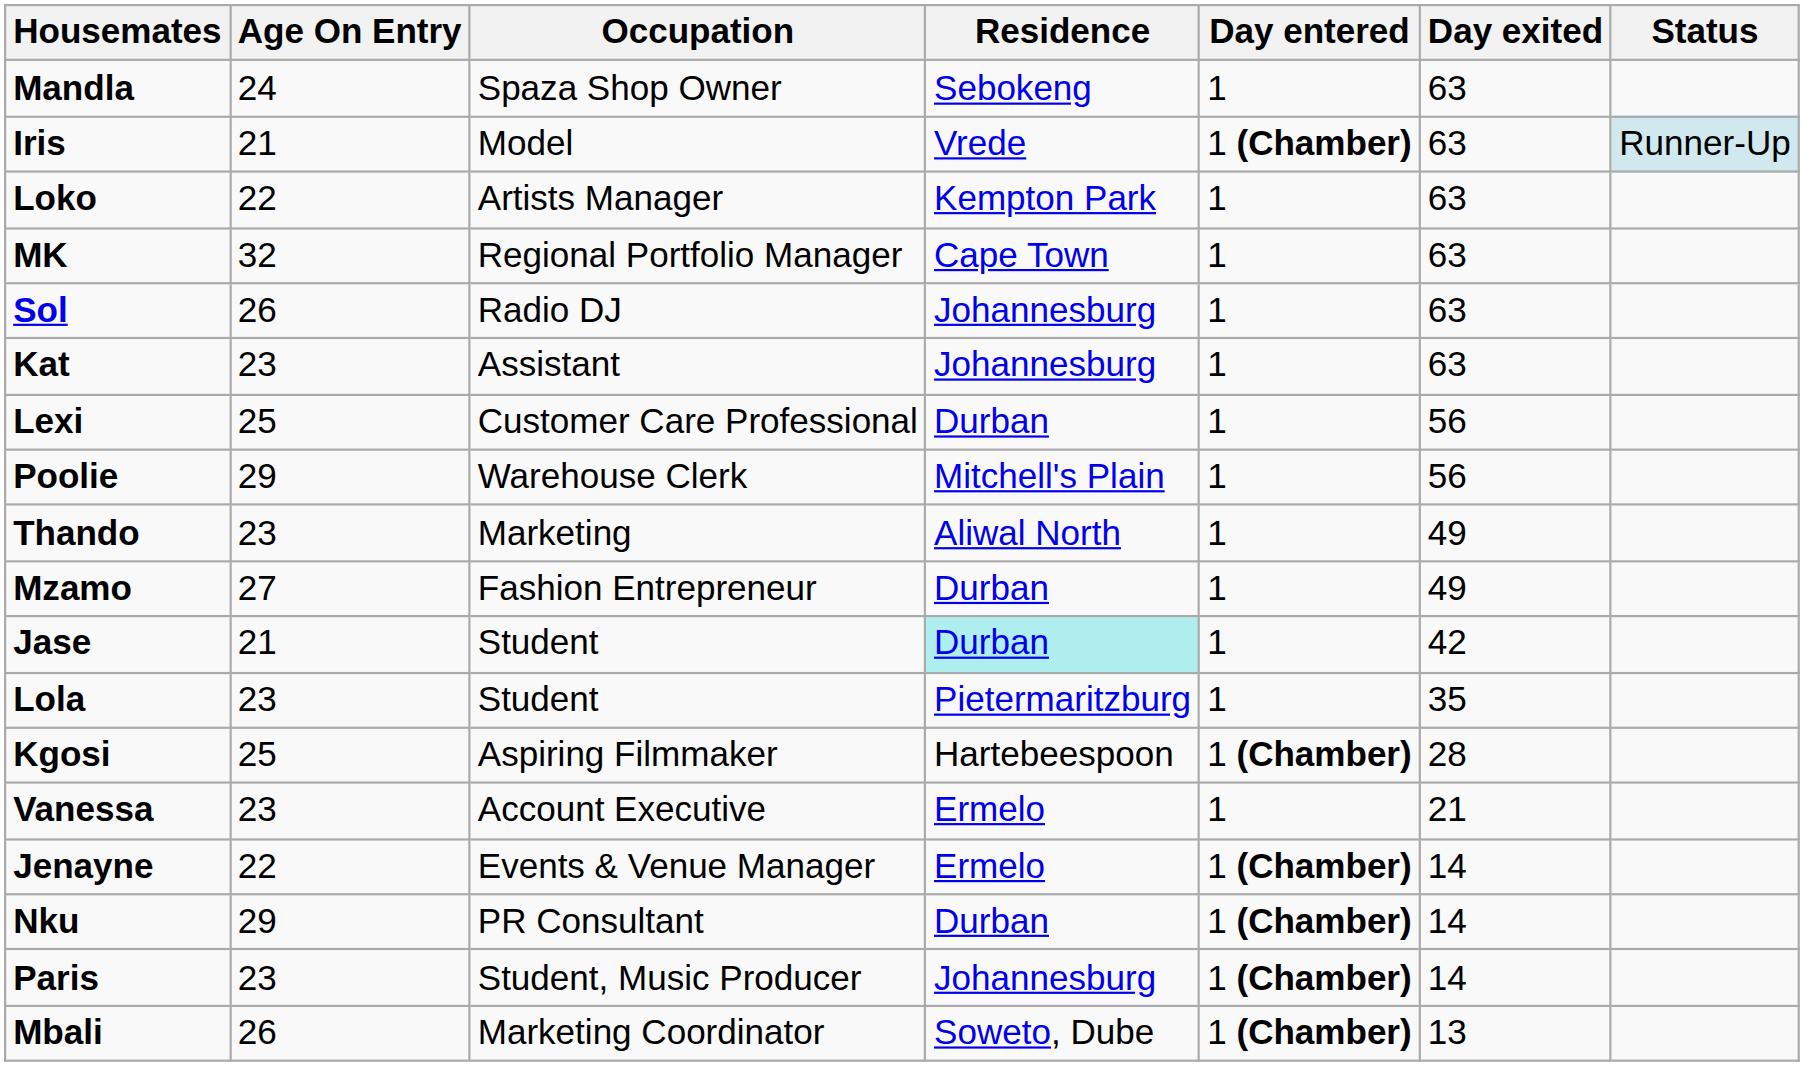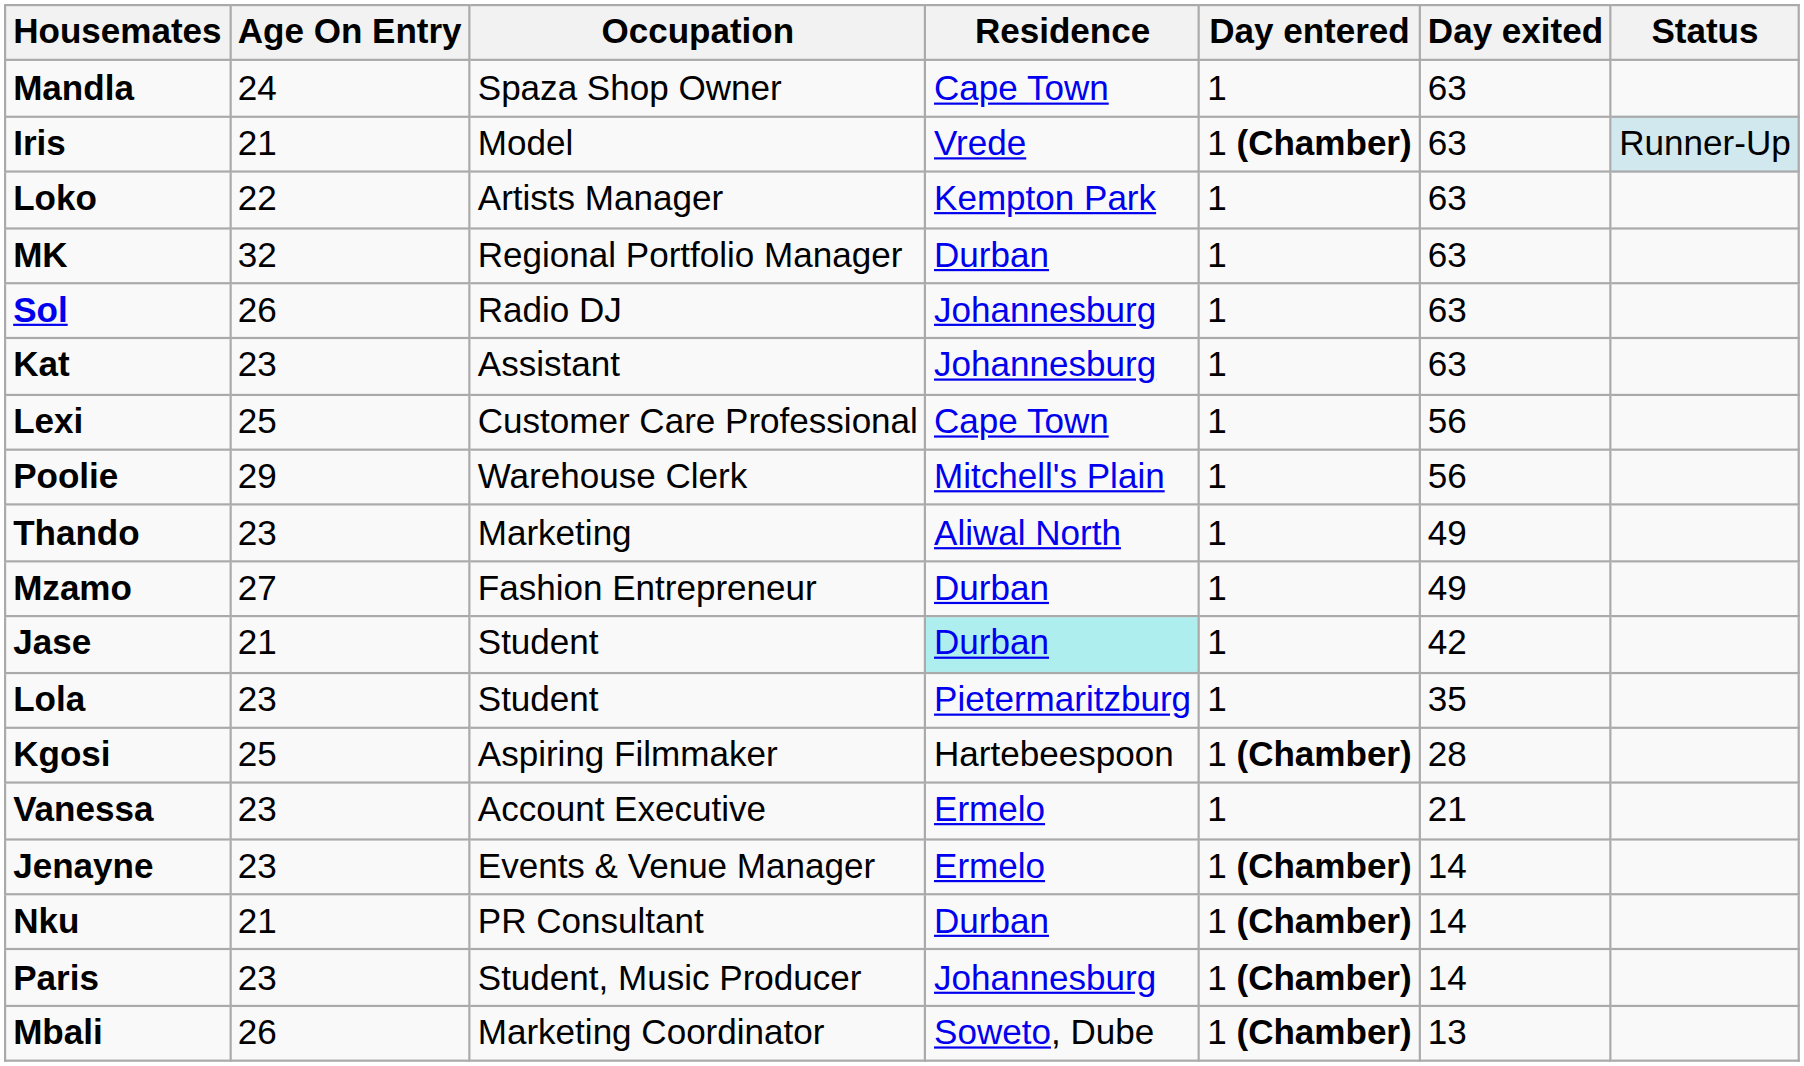(1013, 87) Sebokeng -> (1021, 87) Cape Town
(1021, 254) Cape Town -> (992, 254) Durban
(992, 421) Durban -> (1021, 421) Cape Town
(257, 865) 22 -> (257, 865) 23
(257, 921) 29 -> (257, 921) 21
